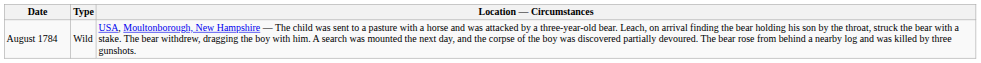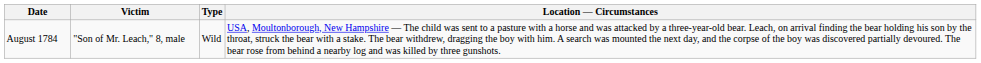+ column: (135, 12)
